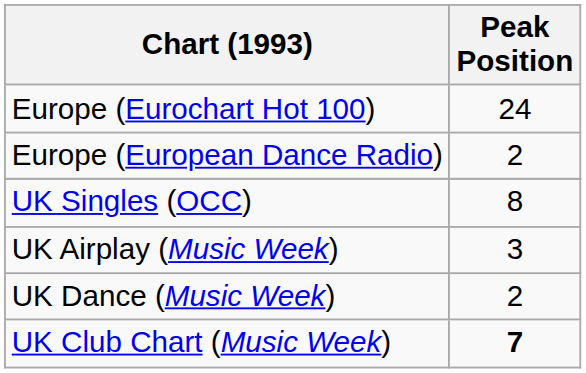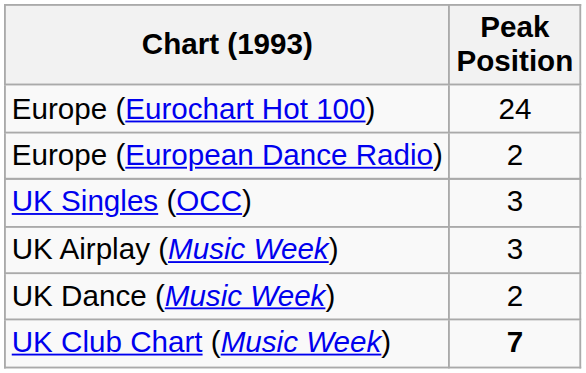(515, 202) 8 -> (515, 202) 3
